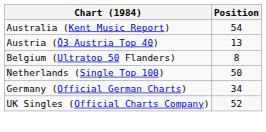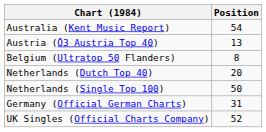+ row: (80, 73)
(236, 88) 34 -> (236, 104) 31
